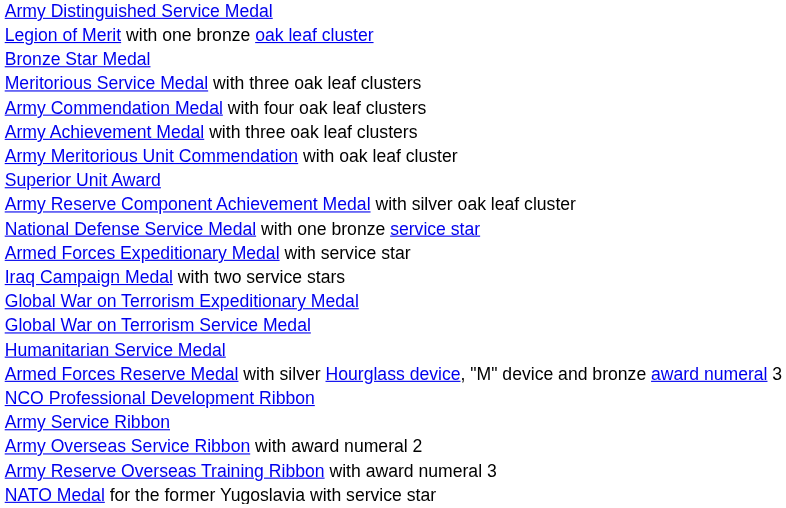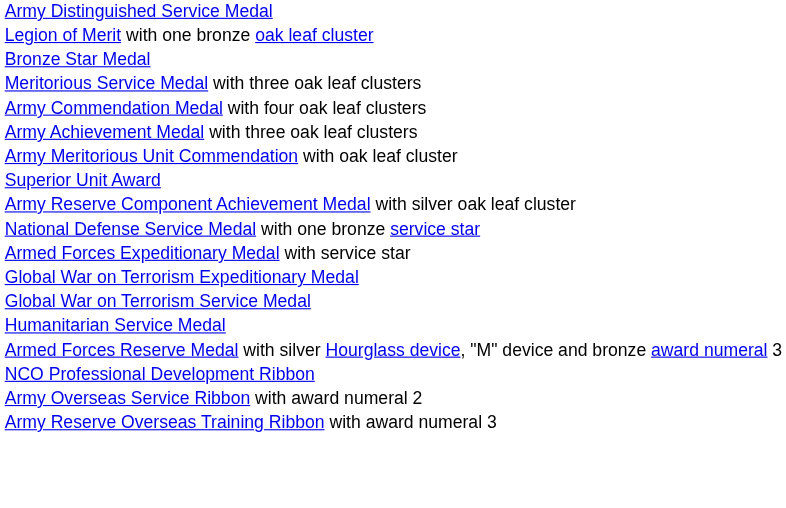- row: (175, 277)
- row: (87, 422)
- row: (220, 495)
